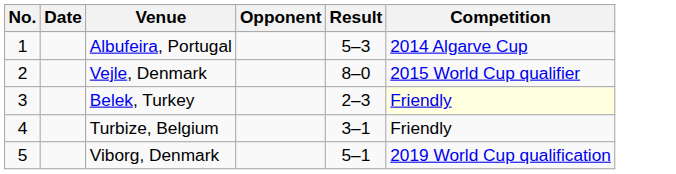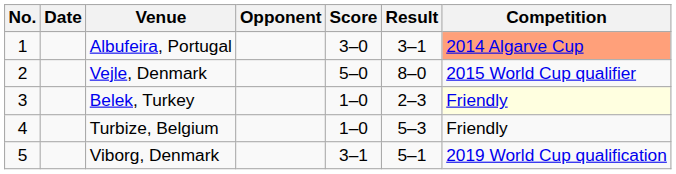+ column: (353, 18)
(356, 45) 5–3 -> (412, 45) 3–1
(459, 45) no background -> (515, 45) lightsalmon background
(356, 127) 3–1 -> (412, 127) 5–3
